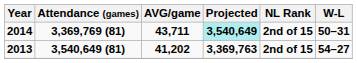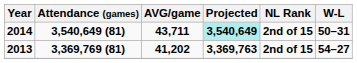(88, 31) 3,369,769 (81) -> (88, 31) 3,540,649 (81)
(88, 49) 3,540,649 (81) -> (88, 49) 3,369,769 (81)
